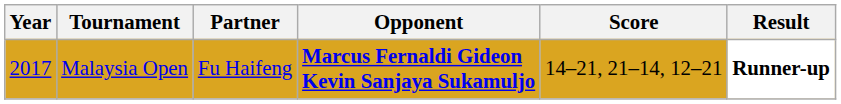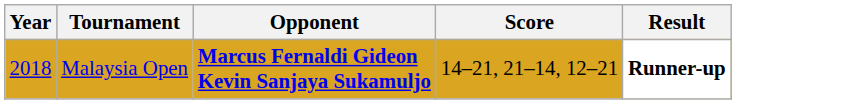- column: (245, 22)
(30, 68) 2017 -> (30, 68) 2018
